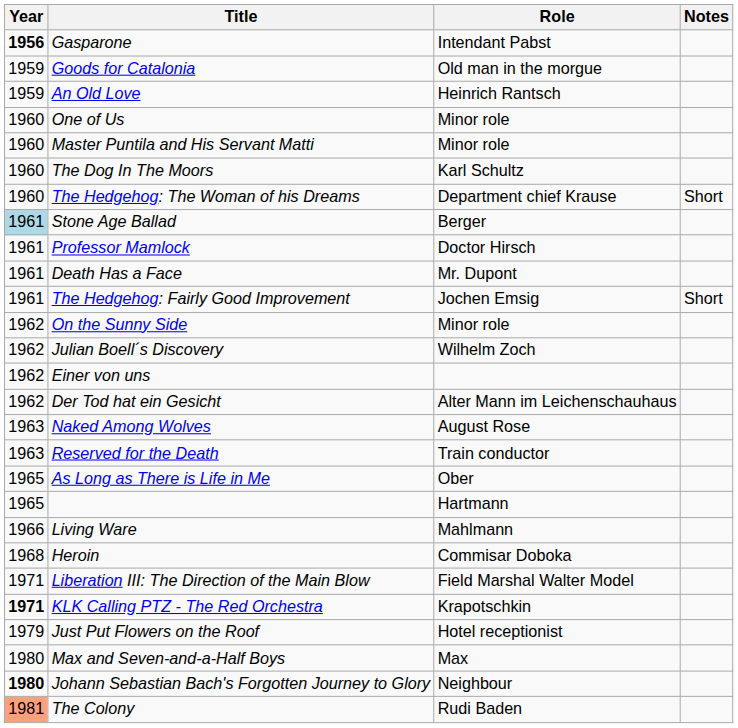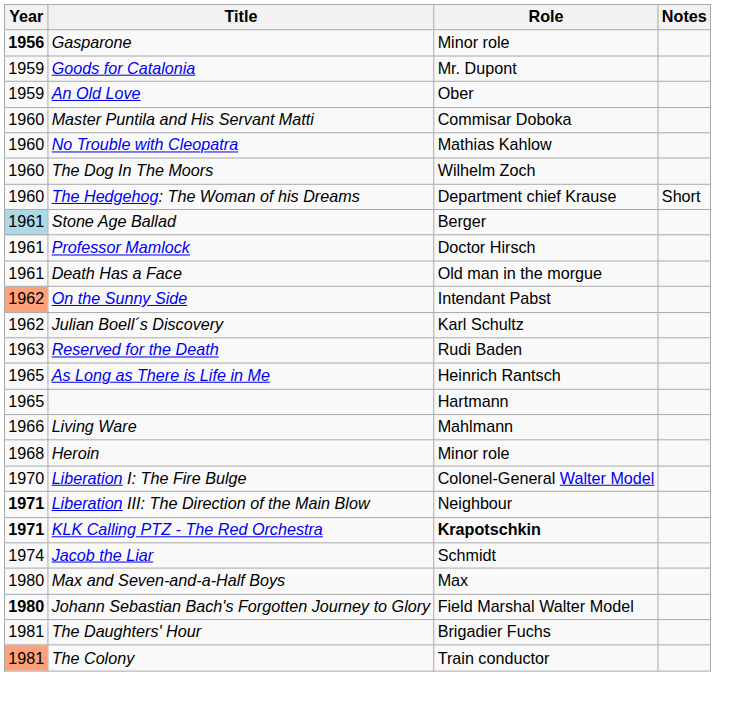(494, 42) Intendant Pabst -> (474, 42) Minor role
(520, 68) Old man in the morgue -> (477, 68) Mr. Dupont
(499, 94) Heinrich Rantsch -> (456, 94) Ober
- row: (88, 119)
(474, 145) Minor role -> (505, 119) Commisar Doboka
+ row: (145, 145)
(481, 171) Karl Schultz -> (487, 171) Wilhelm Zoch
(477, 273) Mr. Dupont -> (520, 273) Old man in the morgue
- row: (201, 299)
(26, 324) no background -> (26, 299) lightsalmon background
(474, 324) Minor role -> (494, 299) Intendant Pabst
(487, 350) Wilhelm Zoch -> (481, 324) Karl Schultz
- row: (101, 376)
- row: (136, 401)
- row: (131, 427)
(493, 453) Train conductor -> (480, 350) Rudi Baden
(456, 478) Ober -> (499, 376) Heinrich Rantsch
(505, 555) Commisar Doboka -> (474, 453) Minor role
+ row: (149, 478)
(26, 581) normal -> (26, 504) bold
(536, 581) Field Marshal Walter Model -> (475, 504) Neighbour
(484, 606) normal -> (489, 529) bold
+ row: (102, 555)
- row: (155, 632)
(475, 683) Neighbour -> (536, 606) Field Marshal Walter Model
+ row: (126, 632)
(480, 709) Rudi Baden -> (493, 658) Train conductor
